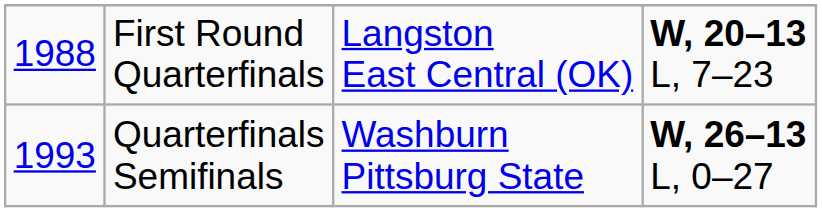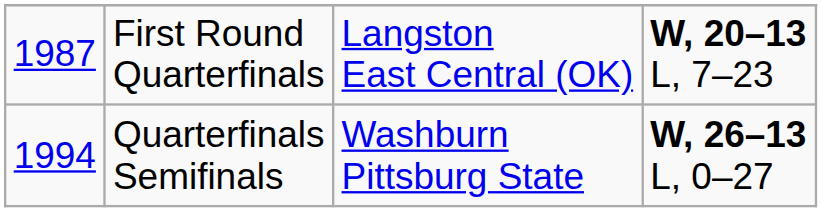(55, 54) 1988 -> (55, 54) 1987
(55, 154) 1993 -> (55, 154) 1994
